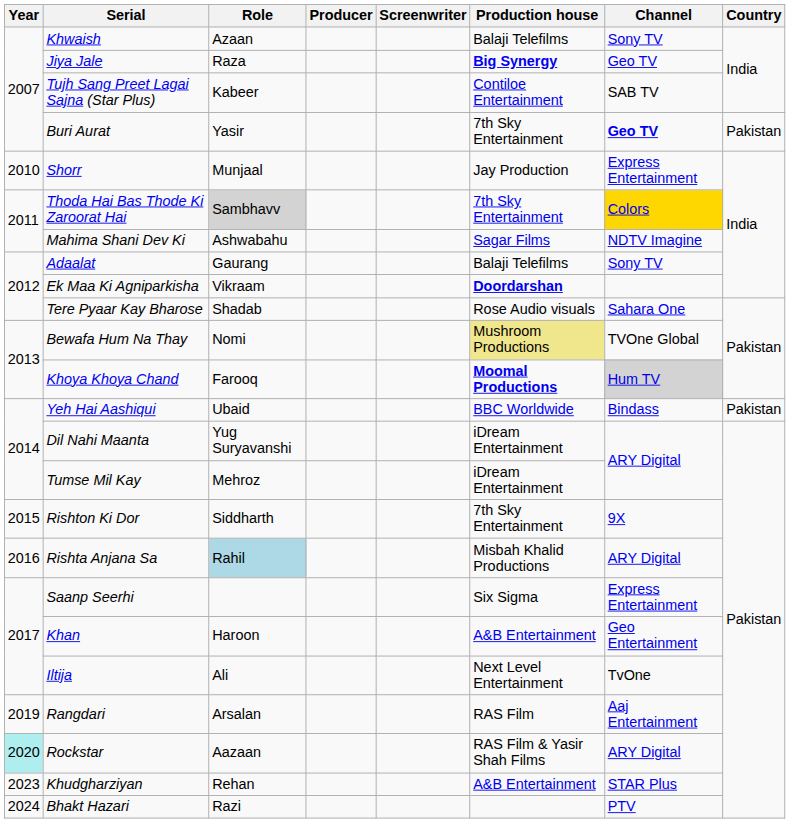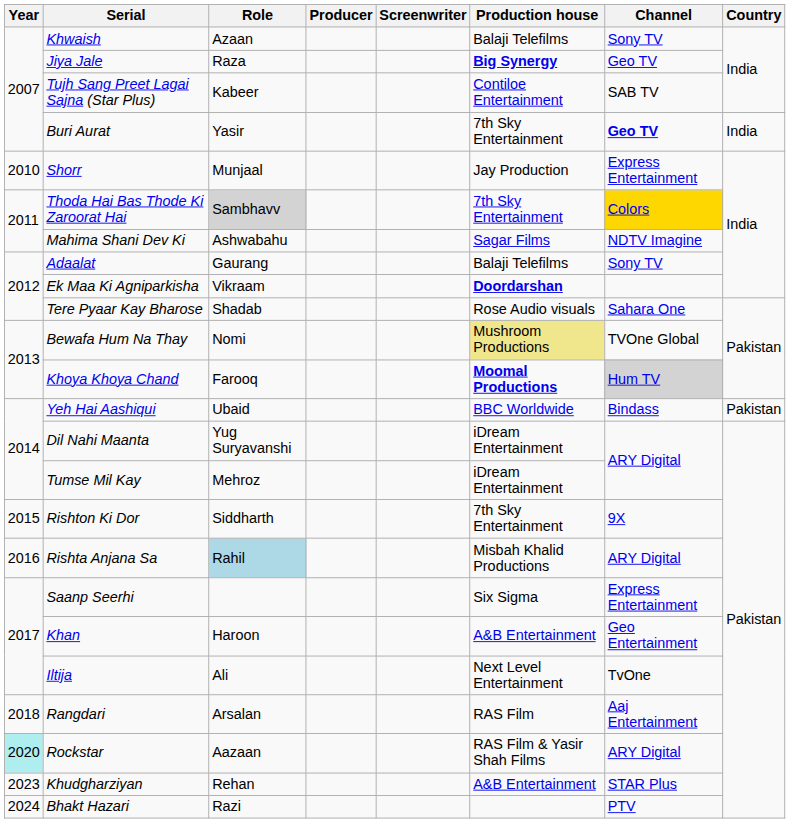(754, 131) Pakistan -> (742, 131) India
(24, 714) 2019 -> (24, 714) 2018
